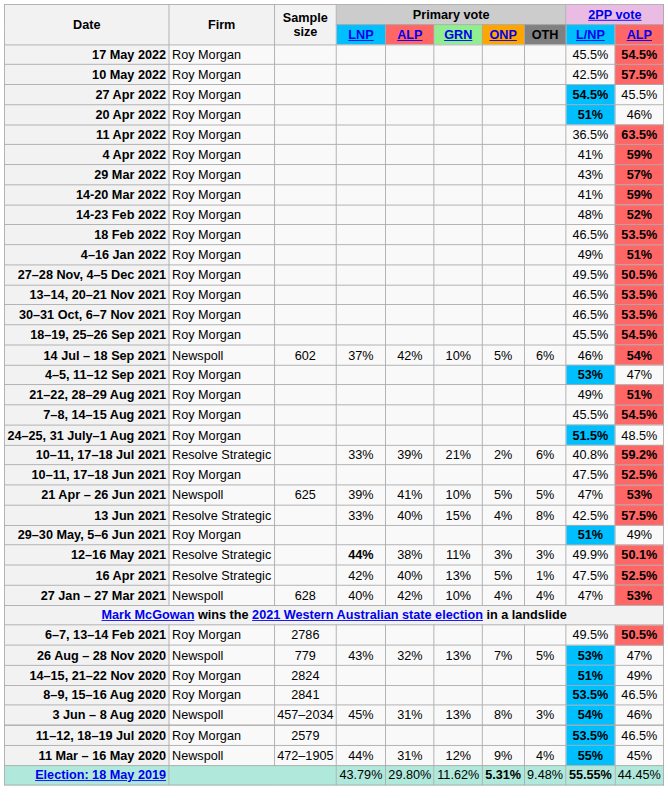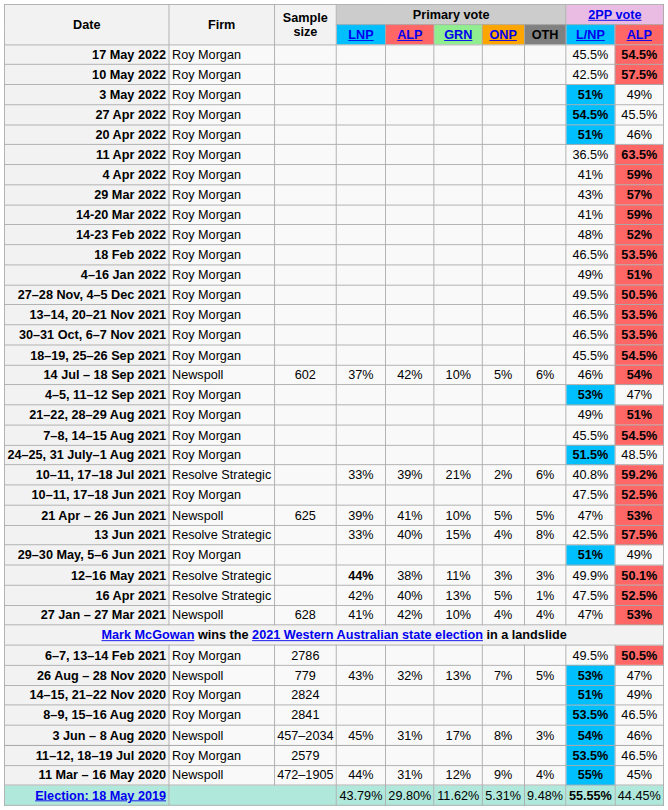+ row: (133, 95)
(361, 595) 40% -> (361, 615) 41%
(458, 716) 13% -> (458, 736) 17%
(503, 776) bold -> (503, 796) normal
